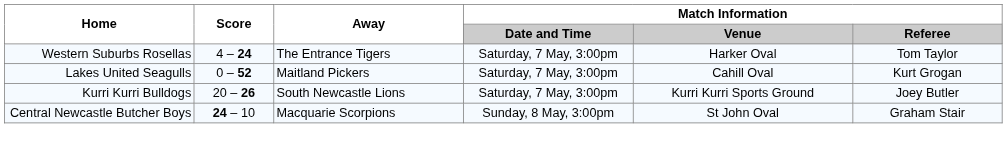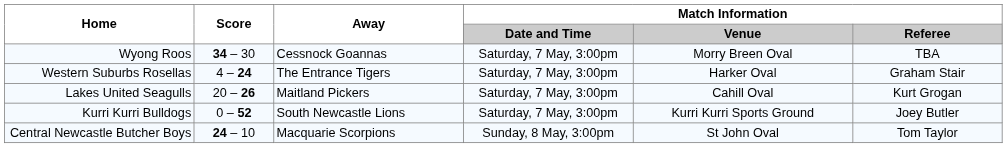+ row: (155, 53)
(927, 53) Tom Taylor -> (927, 73) Graham Stair
(234, 73) 0 – 52 -> (234, 93) 20 – 26
(234, 93) 20 – 26 -> (234, 113) 0 – 52
(927, 113) Graham Stair -> (927, 132) Tom Taylor
